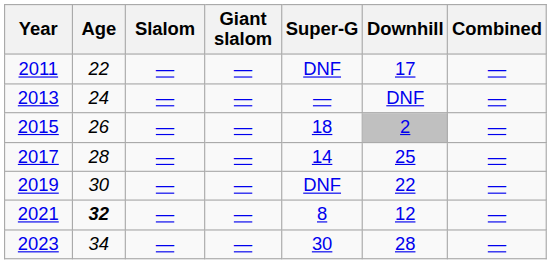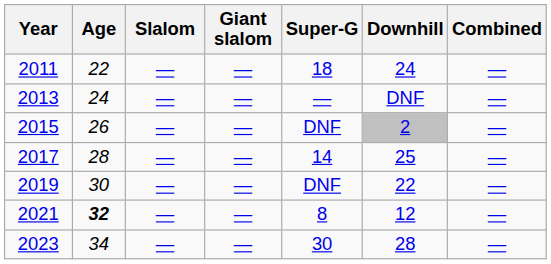(322, 68) DNF -> (322, 68) 18
(405, 68) 17 -> (405, 68) 24
(322, 127) 18 -> (322, 127) DNF
